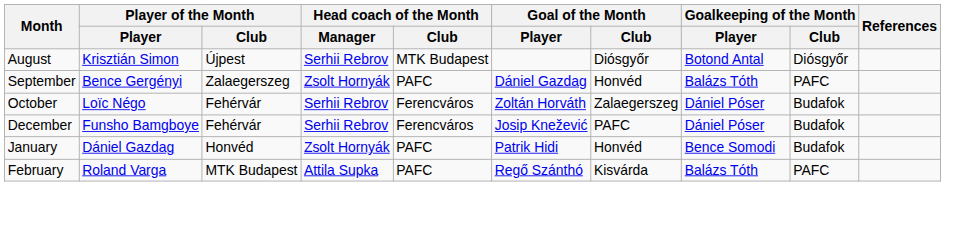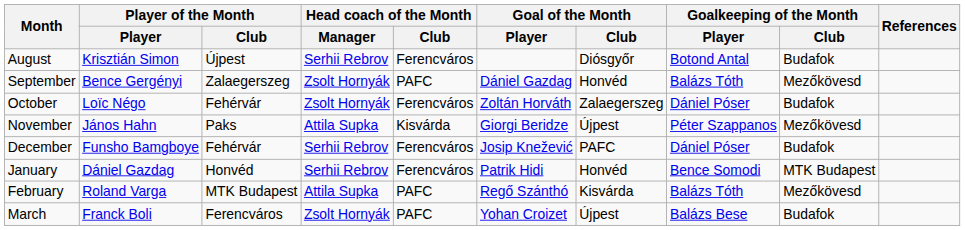(442, 59) MTK Budapest -> (435, 59) Ferencváros
(821, 59) Diósgyőr -> (809, 59) Budafok
(811, 81) PAFC -> (822, 81) Mezőkövesd
(346, 103) Serhii Rebrov -> (347, 103) Zsolt Hornyák
+ row: (40, 125)
(347, 147) Zsolt Hornyák -> (346, 170) Serhii Rebrov
(414, 147) PAFC -> (435, 170) Ferencváros
(819, 147) Budafok -> (829, 170) MTK Budapest
(811, 170) PAFC -> (822, 192) Mezőkövesd
+ row: (27, 214)
